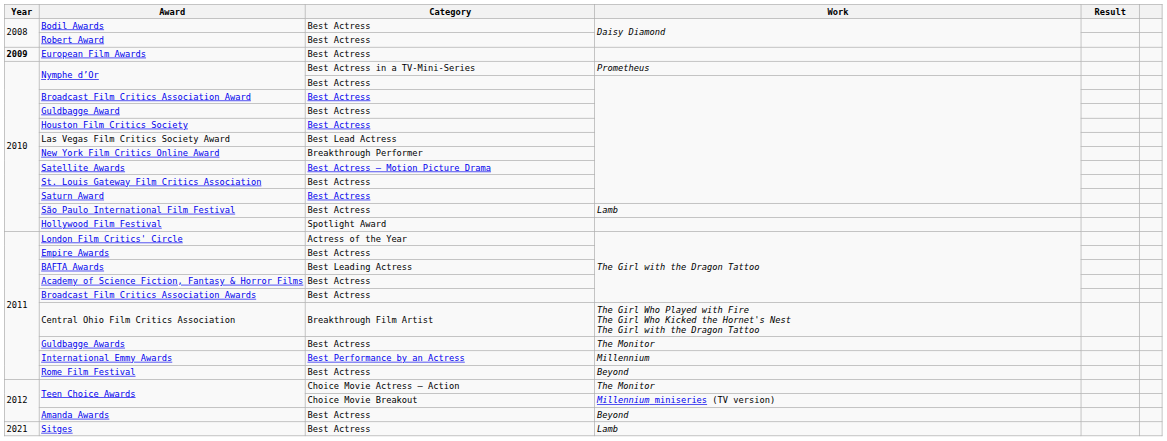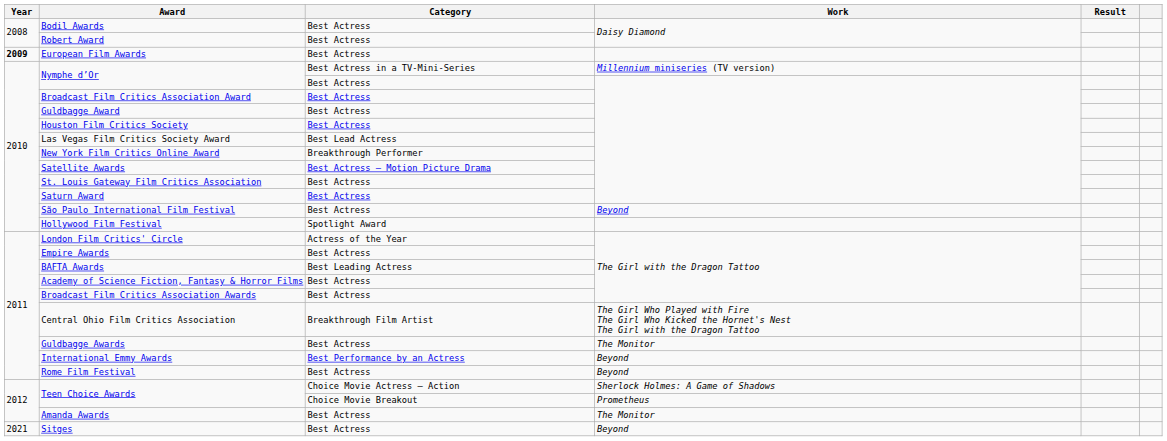(623, 68) Prometheus -> (686, 68) Millennium miniseries (TV version)
(607, 210) Lamb -> (613, 210) Beyond
(623, 358) Millennium -> (613, 358) Beyond
(626, 386) The Monitor -> (686, 386) Sherlock Holmes: A Game of Shadows
(686, 401) Millennium miniseries (TV version) -> (623, 401) Prometheus
(613, 415) Beyond -> (626, 415) The Monitor
(607, 429) Lamb -> (613, 429) Beyond
